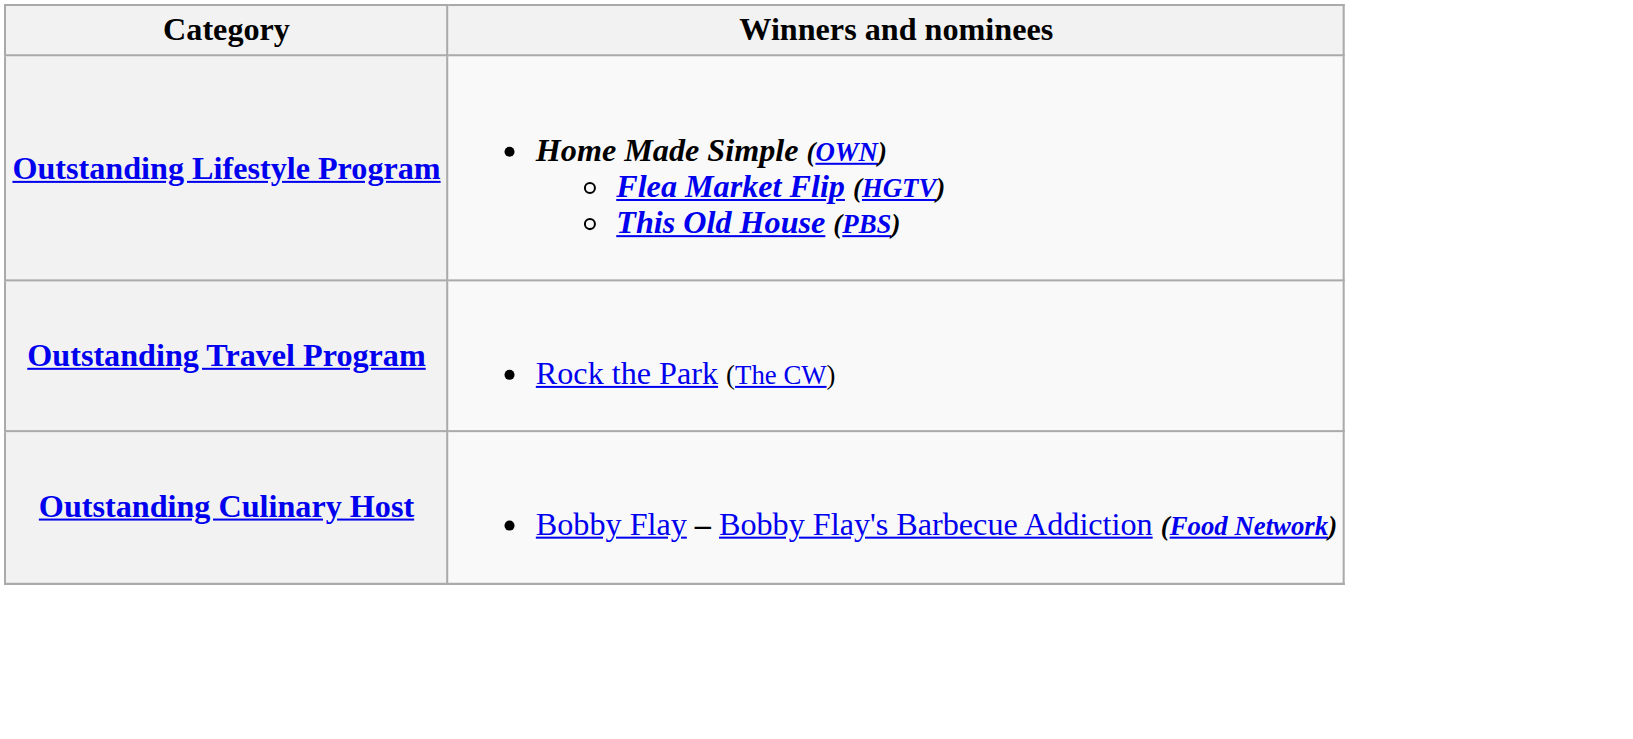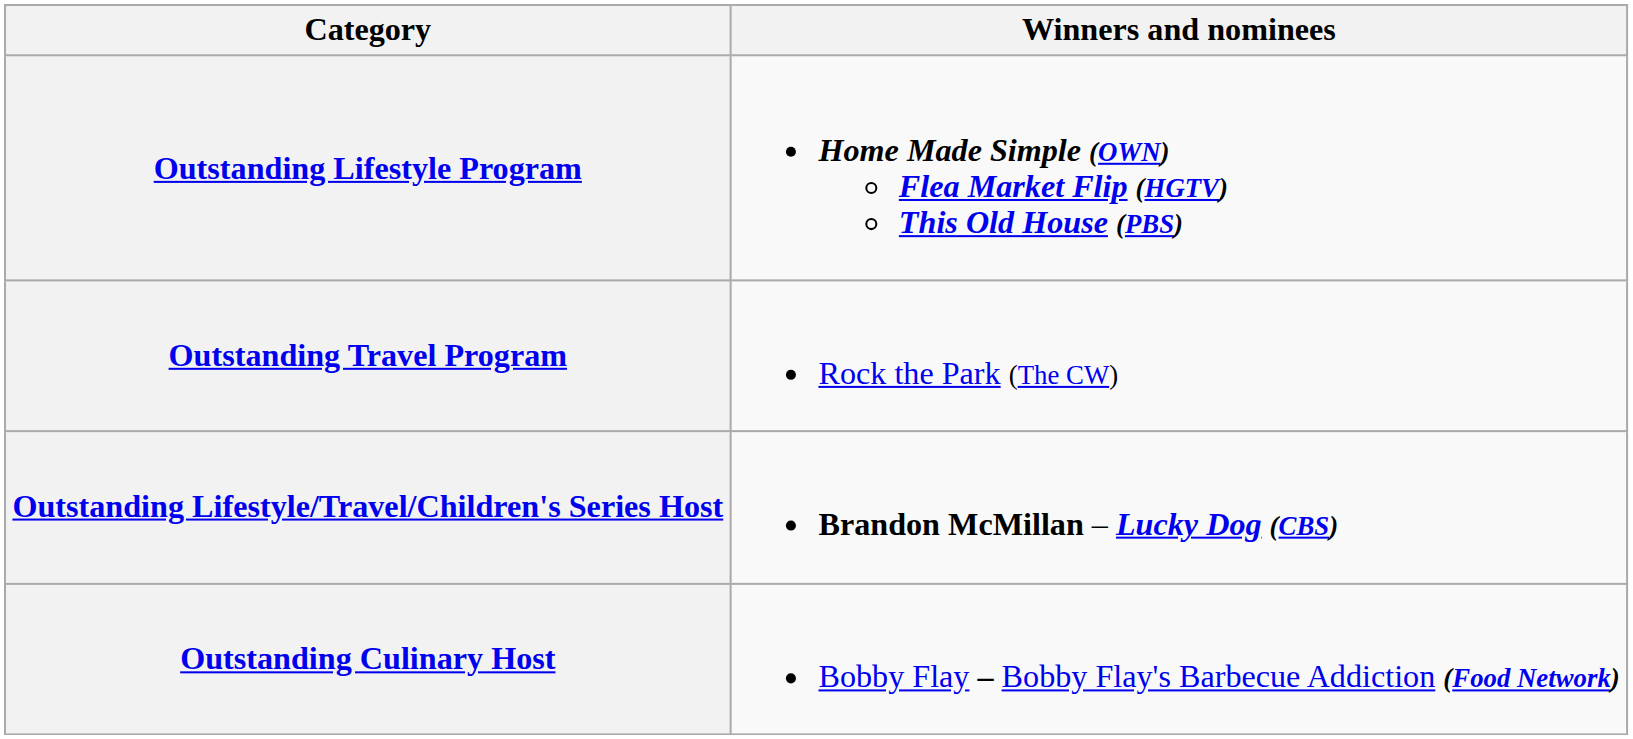+ row: (368, 506)
